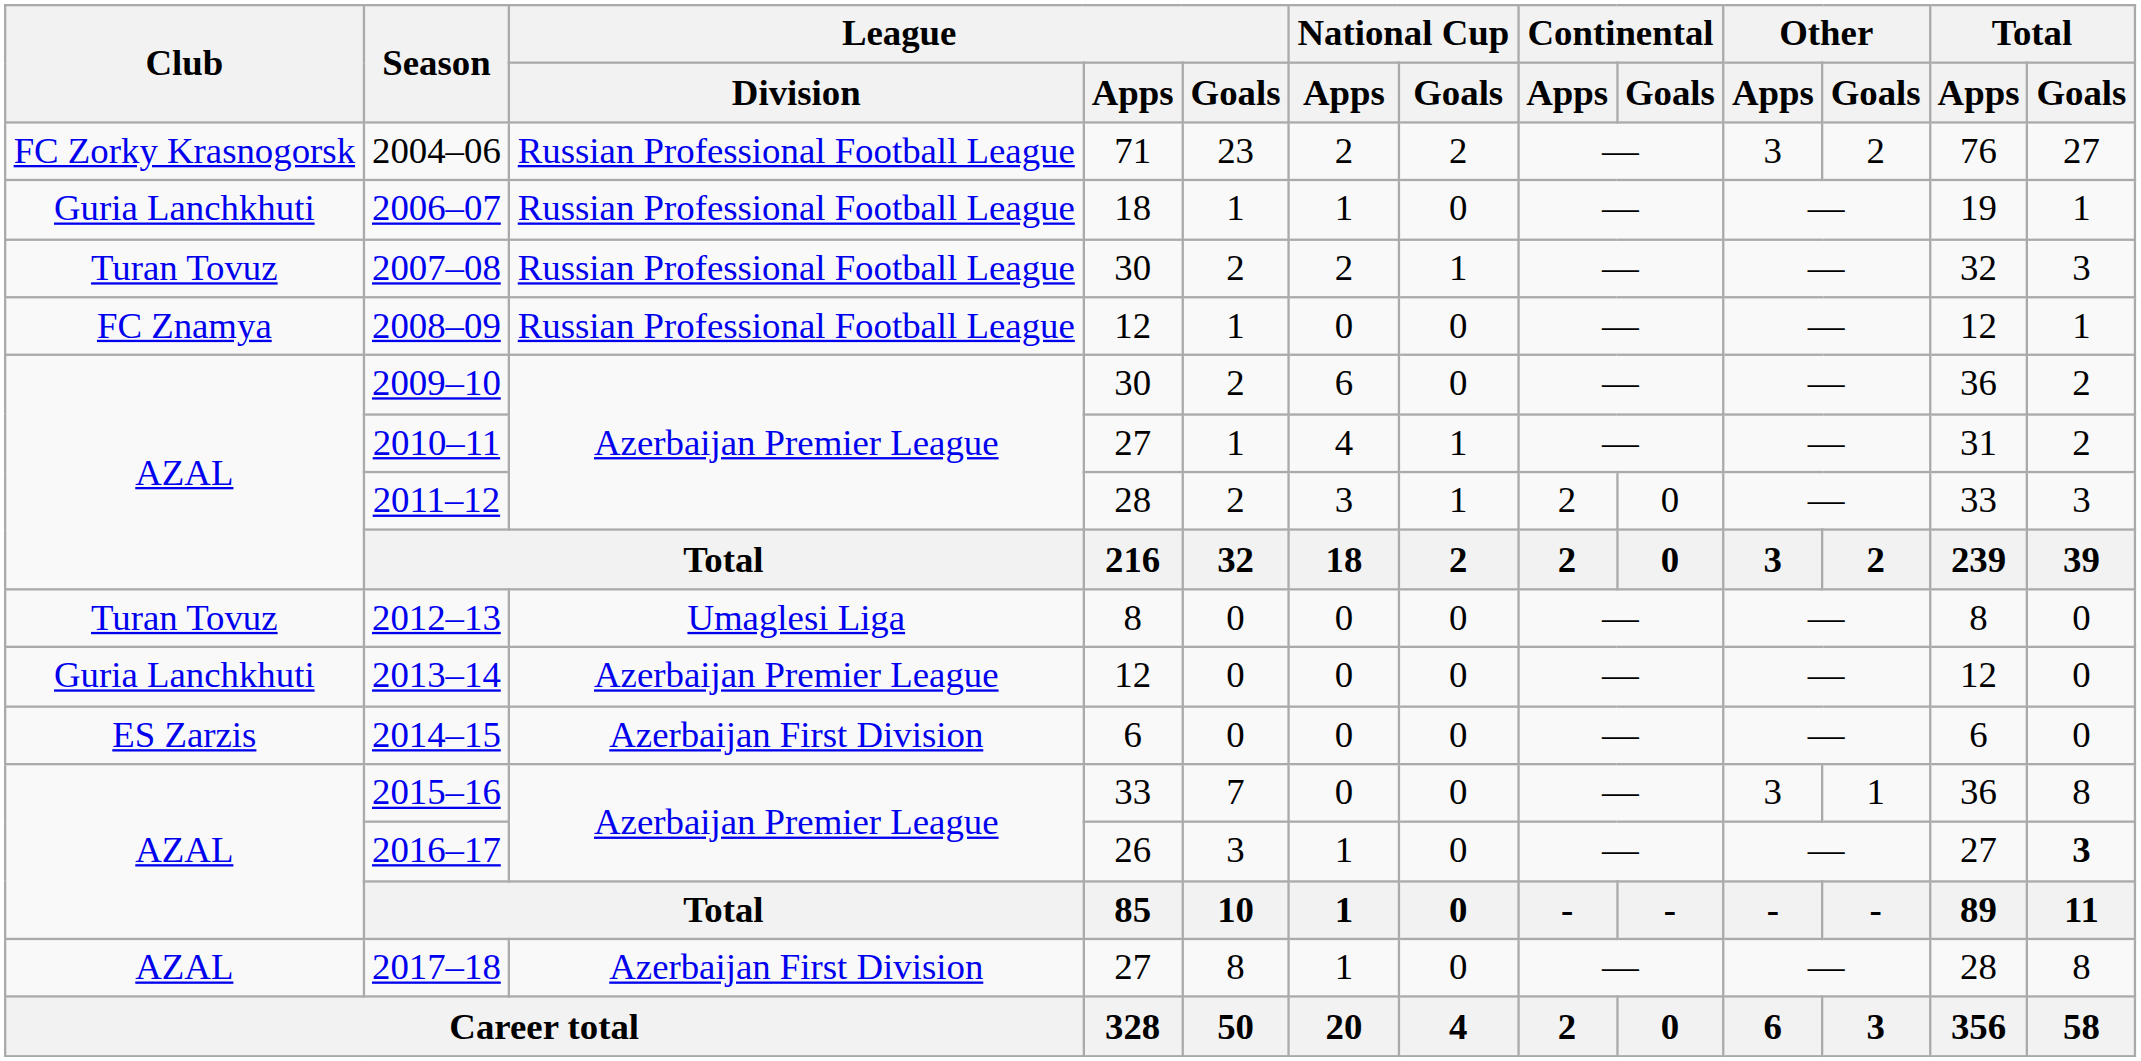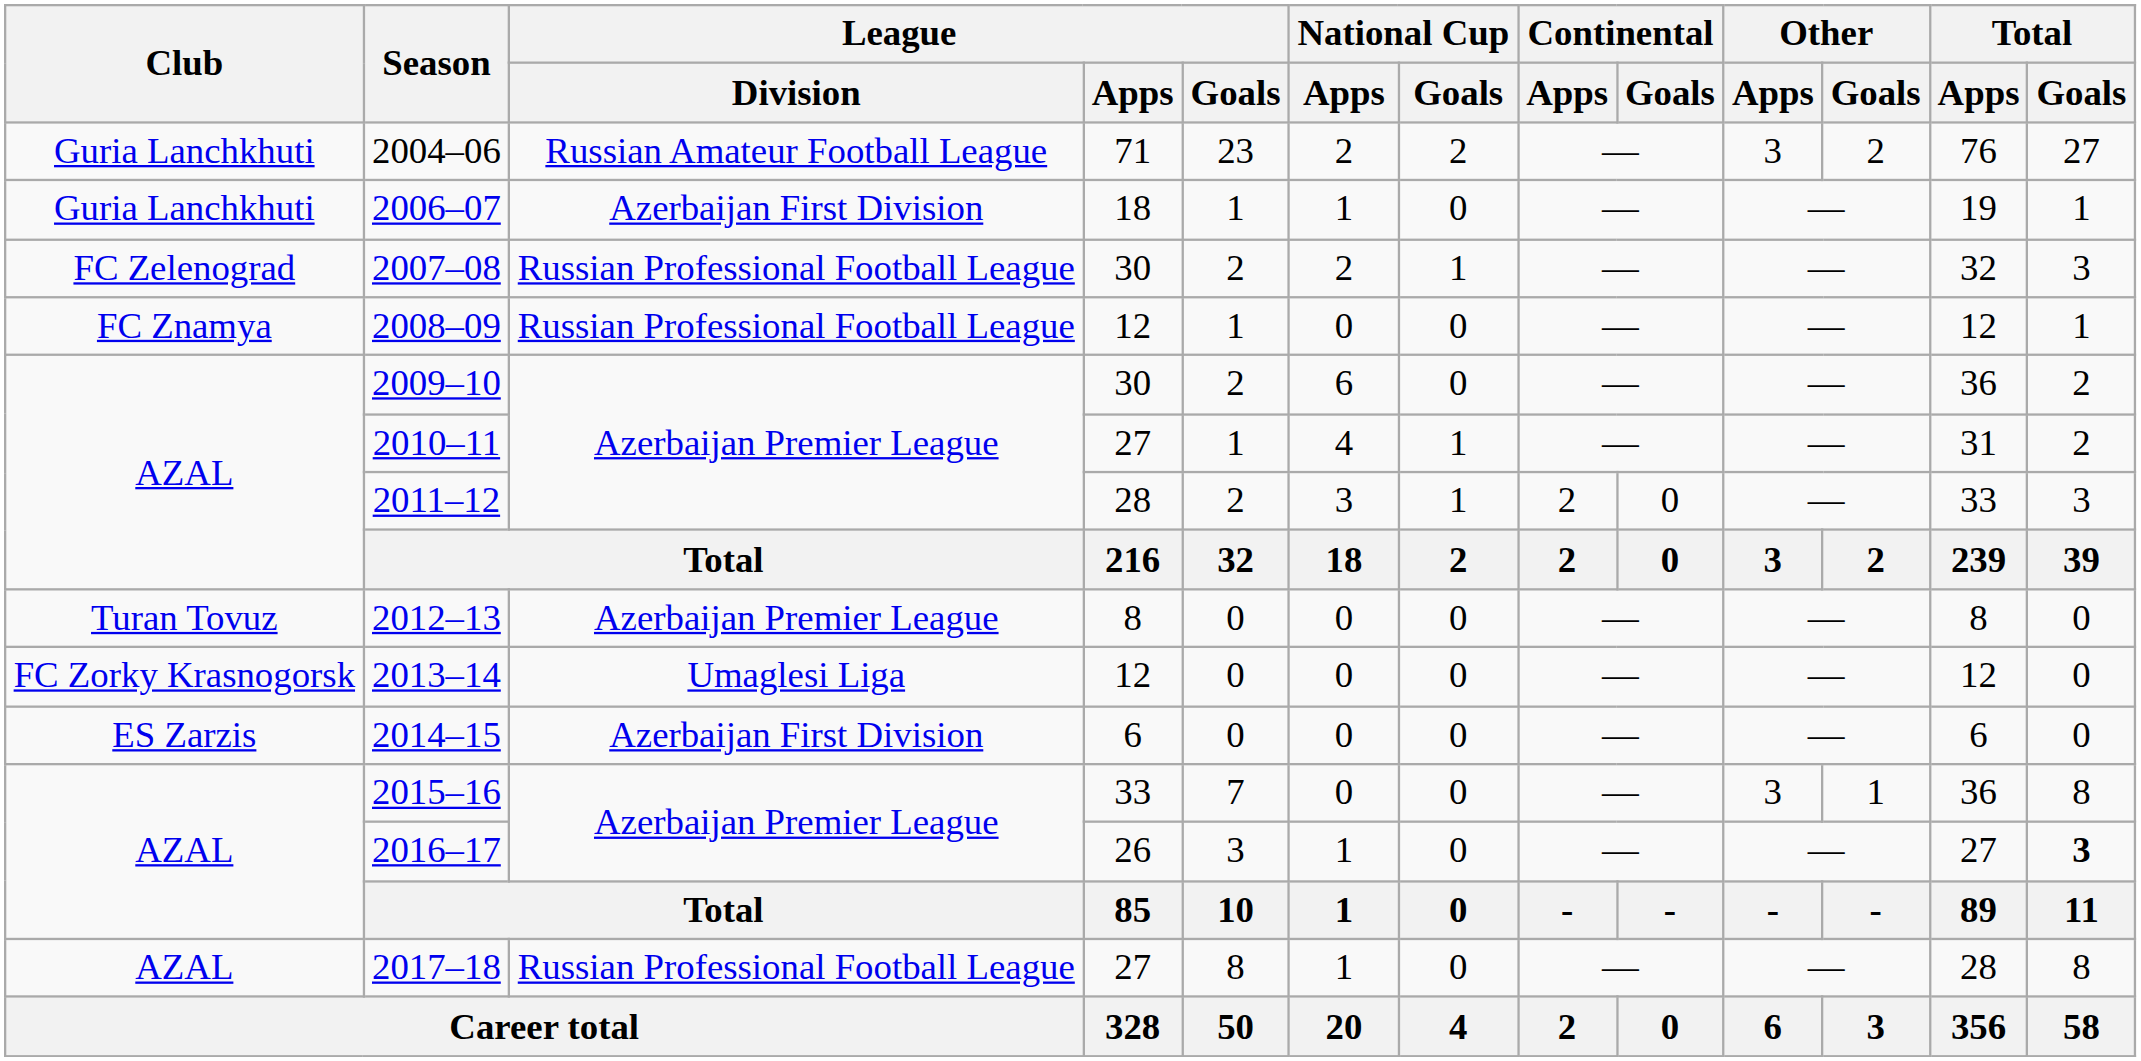(184, 150) FC Zorky Krasnogorsk -> (184, 150) Guria Lanchkhuti
(796, 150) Russian Professional Football League -> (796, 150) Russian Amateur Football League
(796, 208) Russian Professional Football League -> (796, 208) Azerbaijan First Division
(184, 267) Turan Tovuz -> (184, 267) FC Zelenograd
(796, 617) Umaglesi Liga -> (796, 617) Azerbaijan Premier League
(184, 675) Guria Lanchkhuti -> (184, 675) FC Zorky Krasnogorsk
(796, 675) Azerbaijan Premier League -> (796, 675) Umaglesi Liga
(796, 967) Azerbaijan First Division -> (796, 967) Russian Professional Football League
